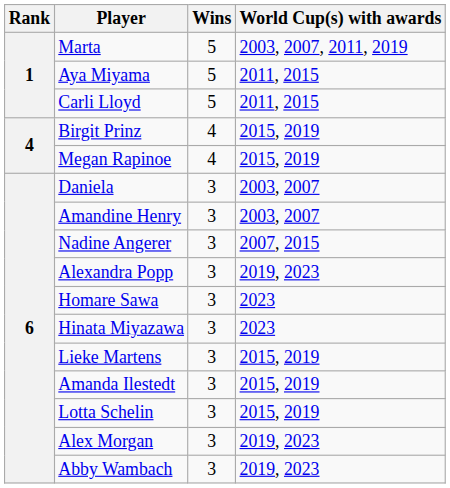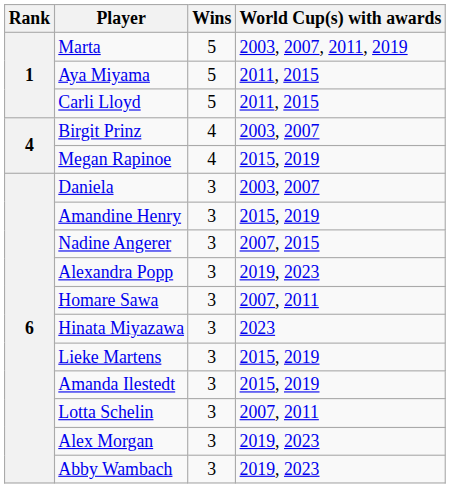(280, 131) 2015, 2019 -> (280, 131) 2003, 2007
(280, 215) 2003, 2007 -> (280, 215) 2015, 2019
(257, 300) 2023 -> (279, 300) 2007, 2011
(280, 412) 2015, 2019 -> (279, 412) 2007, 2011
